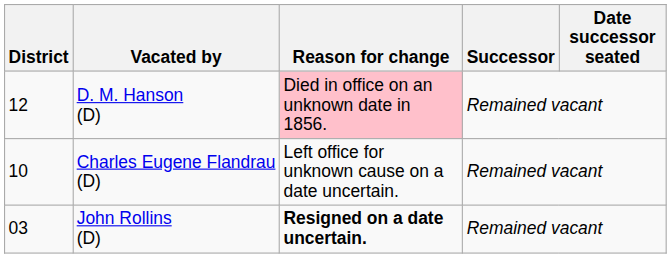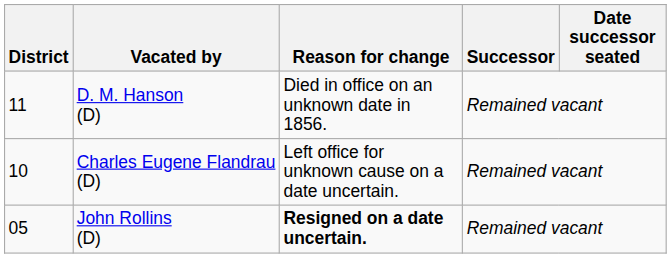(18, 104) 12 -> (18, 104) 11
(358, 104) pink background -> (358, 104) no background
(18, 228) 03 -> (18, 228) 05
